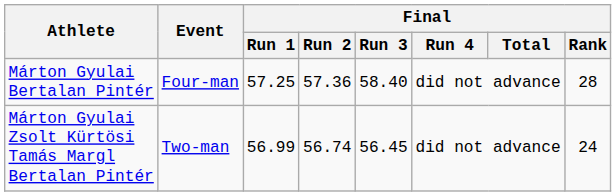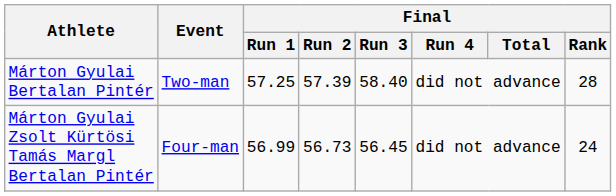(200, 82) Four-man -> (195, 82) Two-man
(327, 82) 57.36 -> (327, 82) 57.39
(195, 148) Two-man -> (200, 148) Four-man
(327, 148) 56.74 -> (327, 148) 56.73
